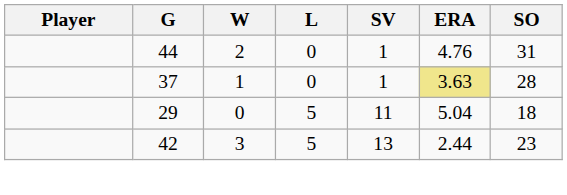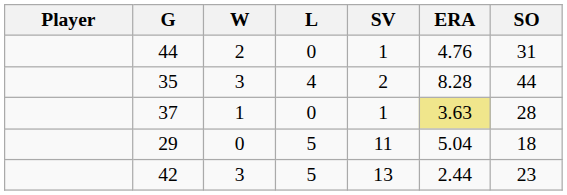+ row: (168, 81)
